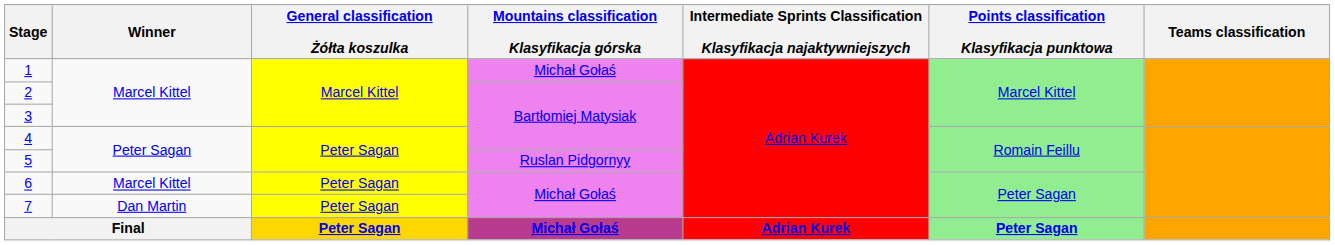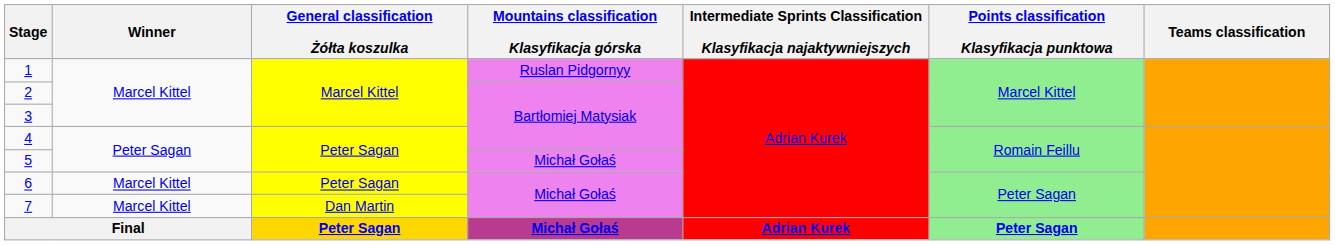(575, 71) Michał Gołaś -> (575, 71) Ruslan Pidgornyy
(575, 161) Ruslan Pidgornyy -> (575, 161) Michał Gołaś
(152, 206) Dan Martin -> (152, 206) Marcel Kittel
(360, 206) Peter Sagan -> (360, 206) Dan Martin
